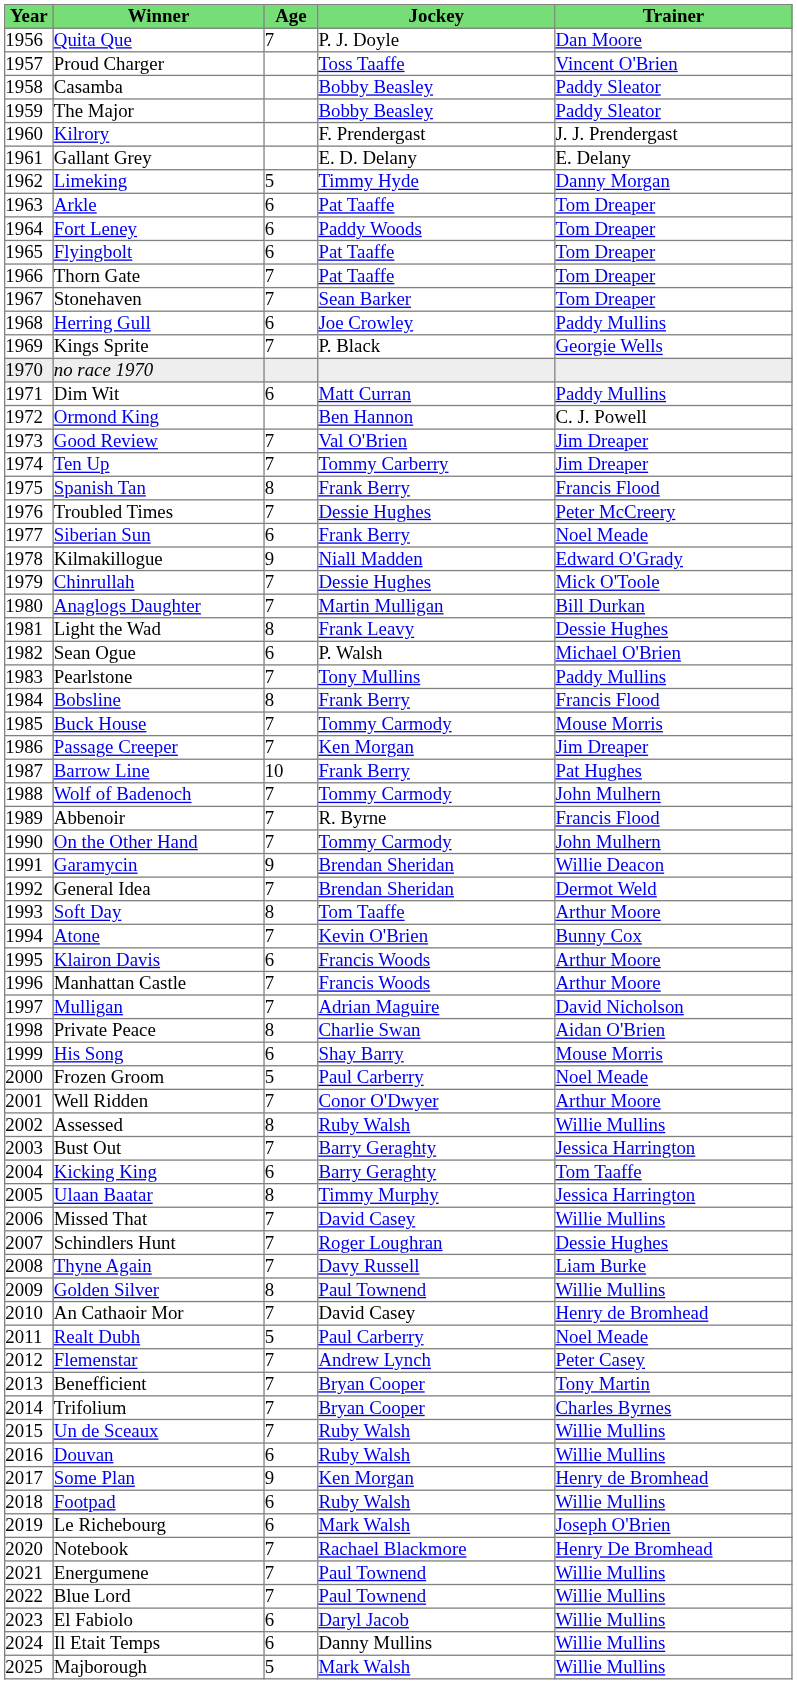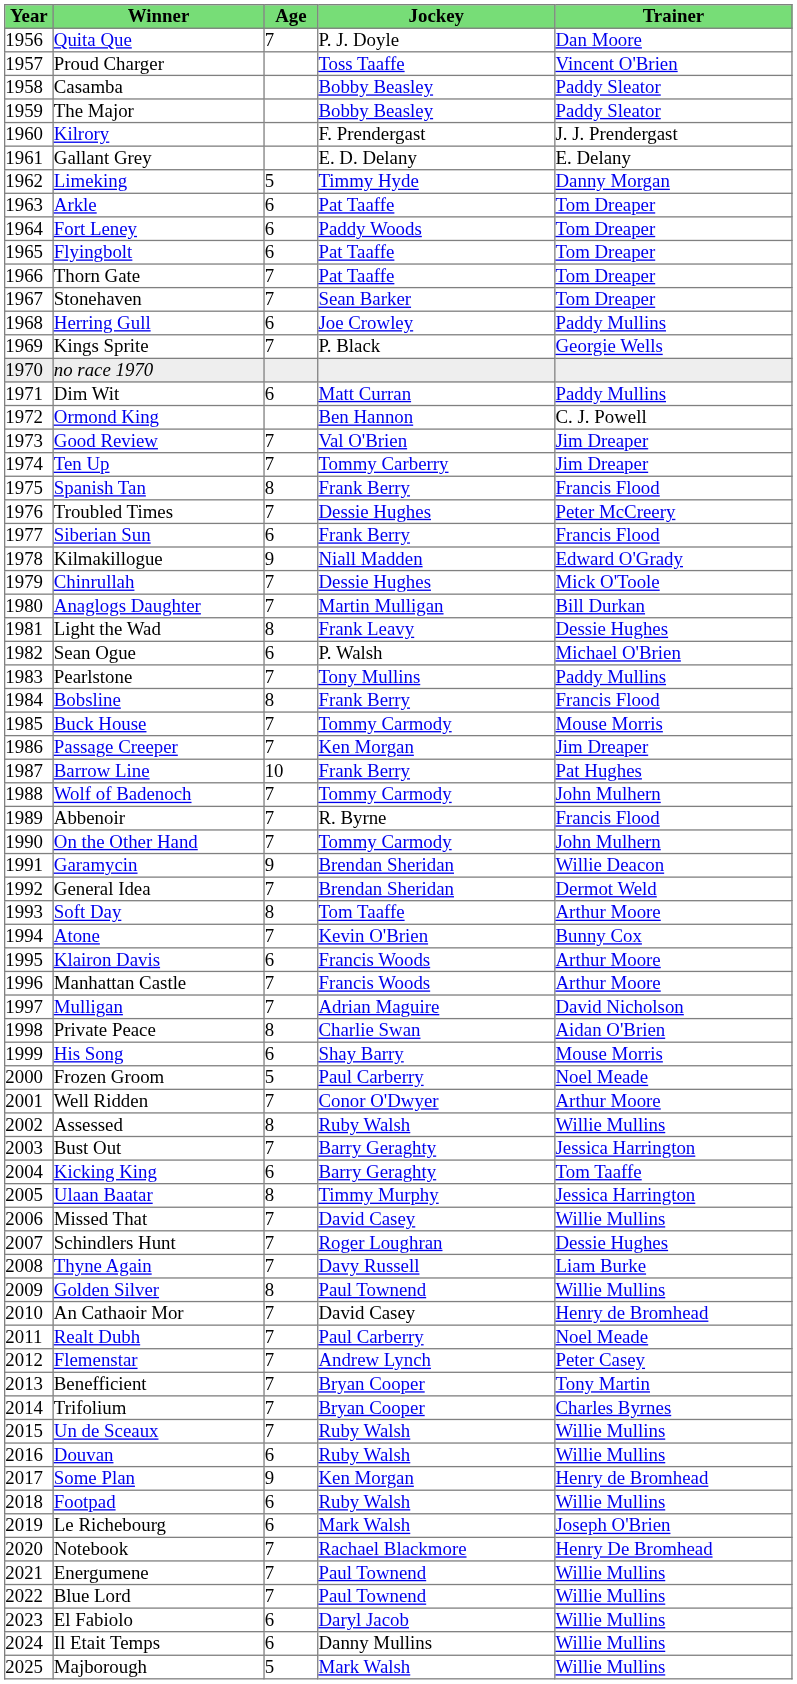(602, 535) Noel Meade -> (608, 535) Francis Flood
(269, 1336) 5 -> (269, 1336) 7
